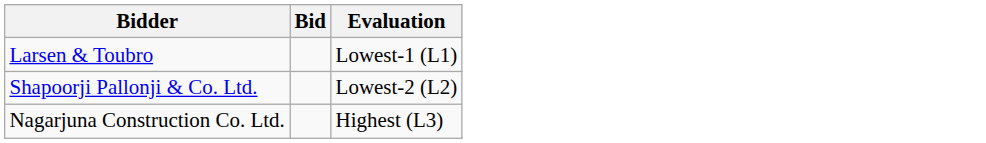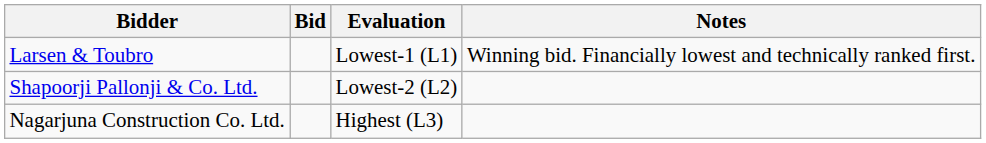+ column: (721, 21)
